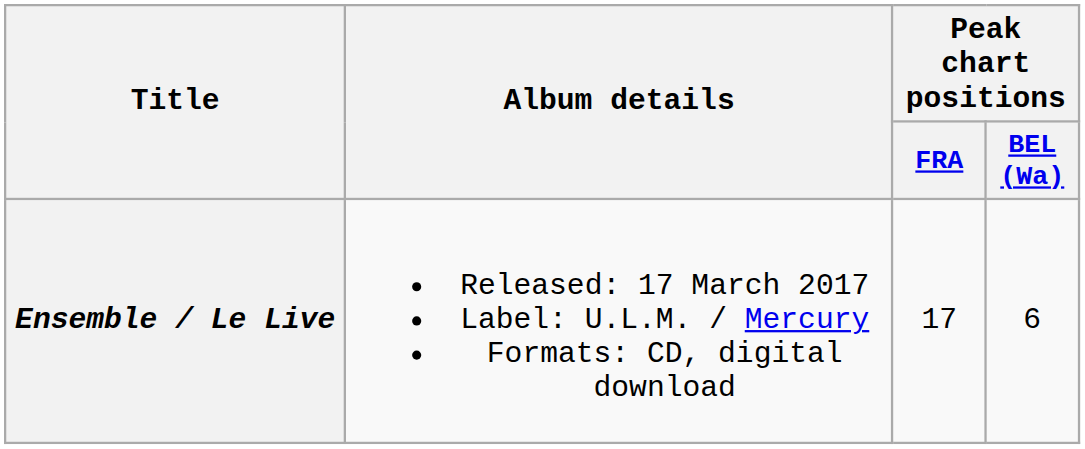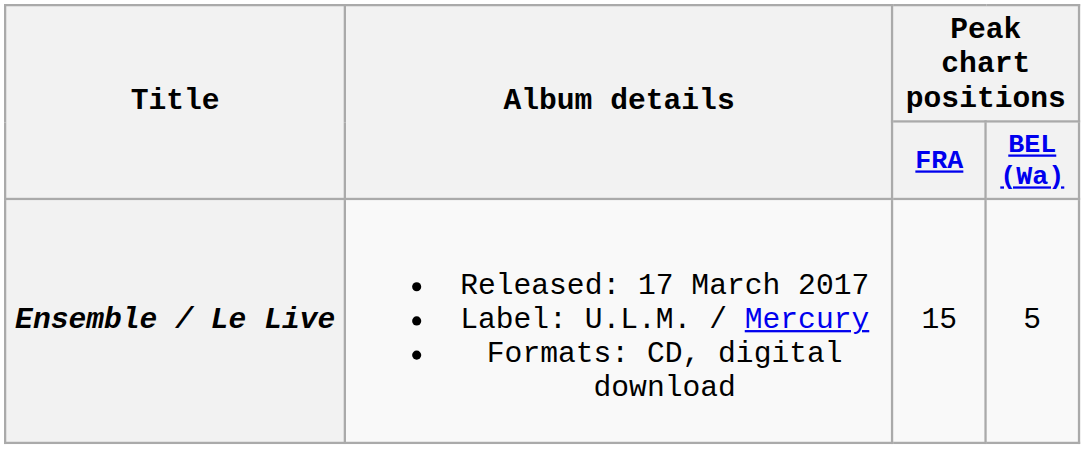(939, 321) 17 -> (939, 321) 15
(1032, 321) 6 -> (1032, 321) 5
